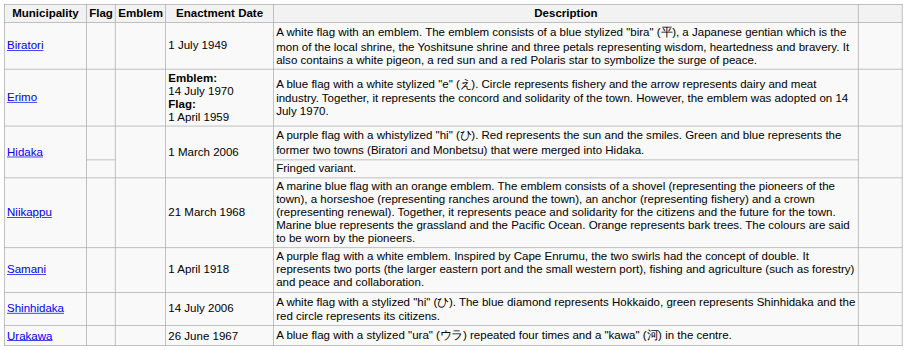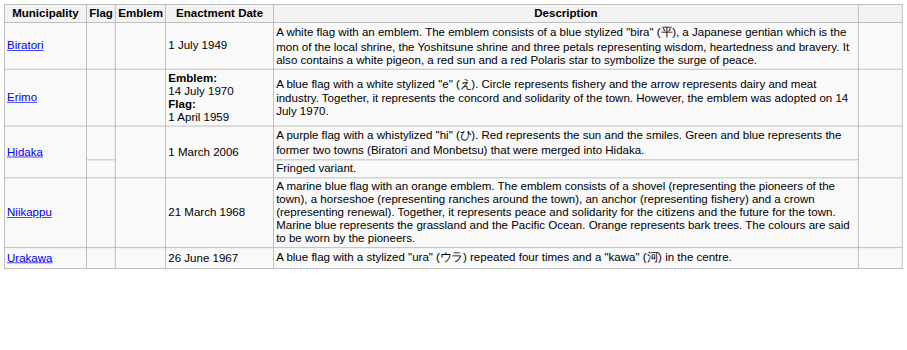- row: (27, 270)
- row: (36, 308)
